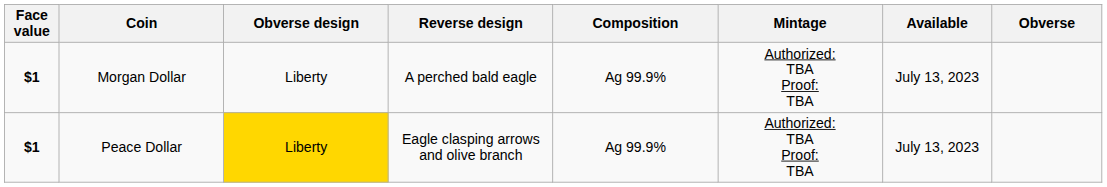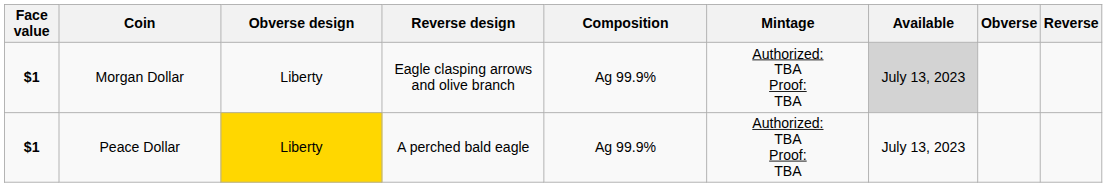+ column: (1071, 23)
(471, 77) A perched bald eagle -> (463, 77) Eagle clasping arrows and olive branch
(937, 77) no background -> (923, 77) lightgrey background
(471, 147) Eagle clasping arrows and olive branch -> (463, 147) A perched bald eagle
